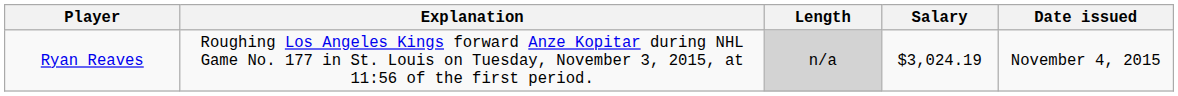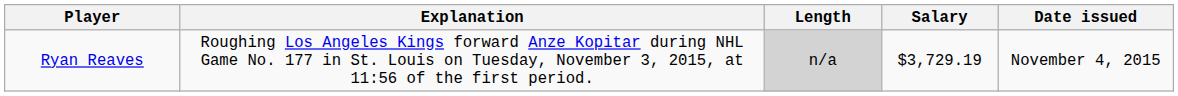(940, 61) $3,024.19 -> (940, 61) $3,729.19
